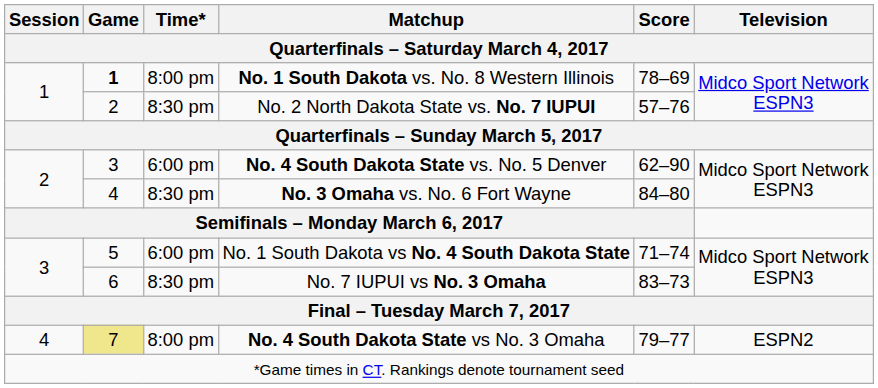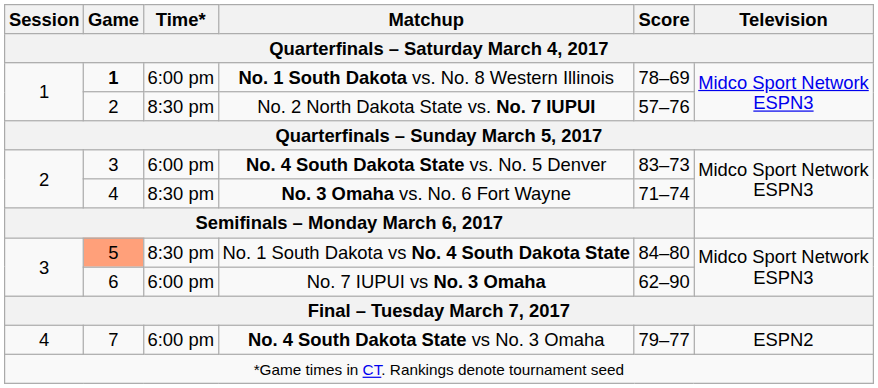(181, 78) 8:00 pm -> (181, 78) 6:00 pm
(664, 165) 62–90 -> (664, 165) 83–73
(664, 194) 84–80 -> (664, 194) 71–74
(113, 252) no background -> (113, 252) lightsalmon background
(181, 252) 6:00 pm -> (181, 252) 8:30 pm
(664, 252) 71–74 -> (664, 252) 84–80
(181, 281) 8:30 pm -> (181, 281) 6:00 pm
(664, 281) 83–73 -> (664, 281) 62–90
(113, 340) khaki background -> (113, 340) no background
(181, 340) 8:00 pm -> (181, 340) 6:00 pm
